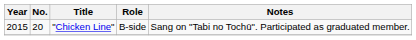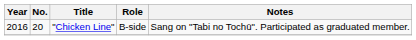(17, 27) 2015 -> (17, 27) 2016
